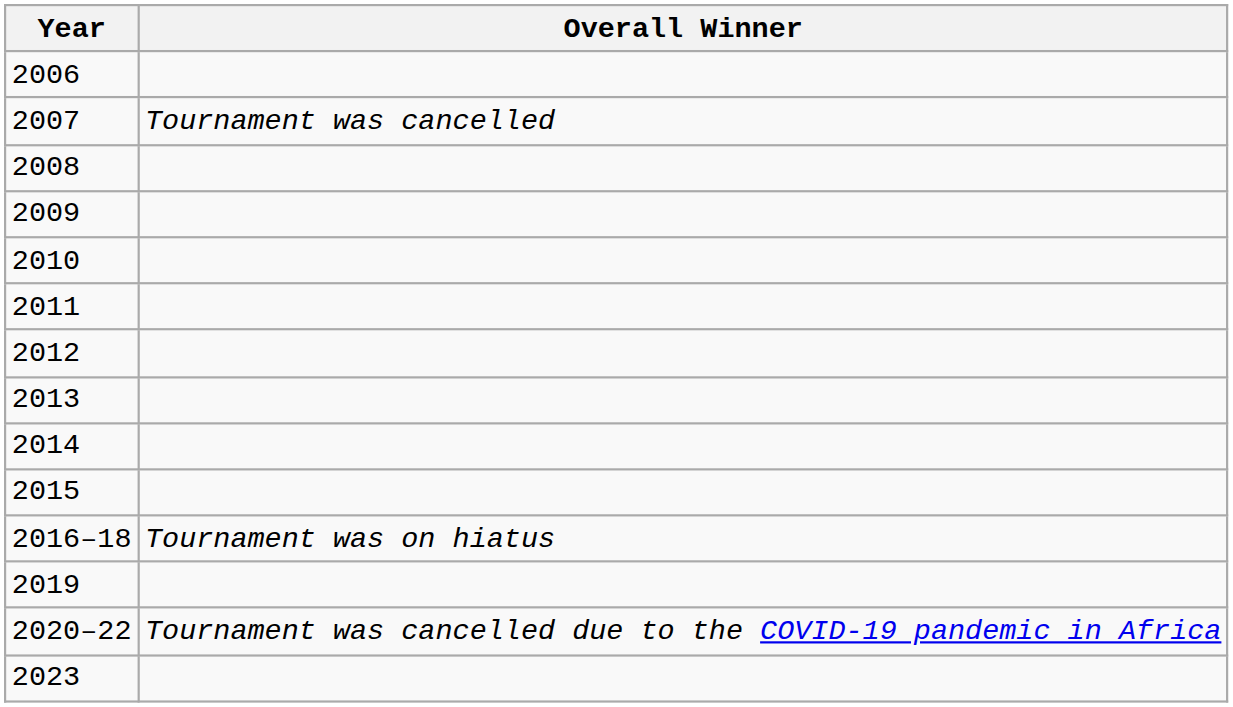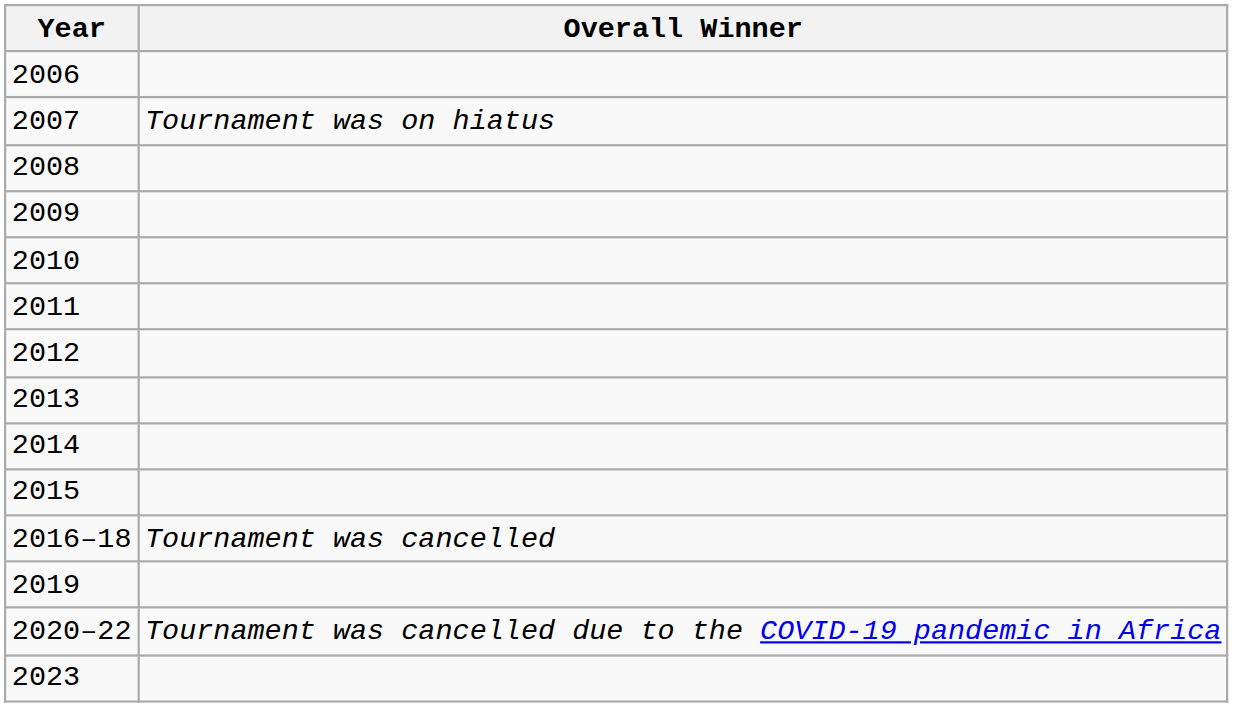(350, 121) Tournament was cancelled -> (350, 121) Tournament was on hiatus
(350, 539) Tournament was on hiatus -> (350, 539) Tournament was cancelled
